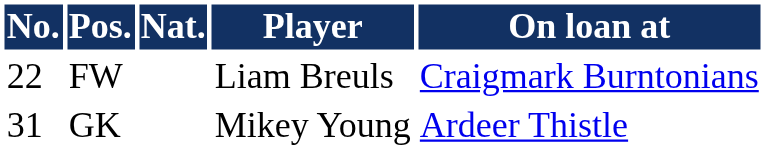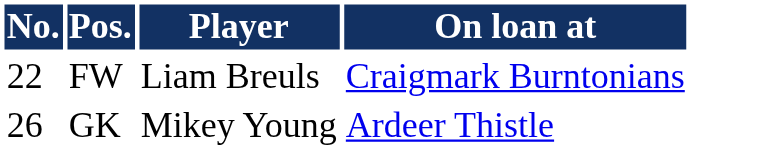- column: (173, 26)
(25, 125) 31 -> (25, 125) 26
